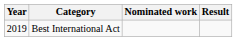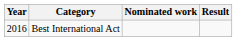(17, 28) 2019 -> (17, 28) 2016
